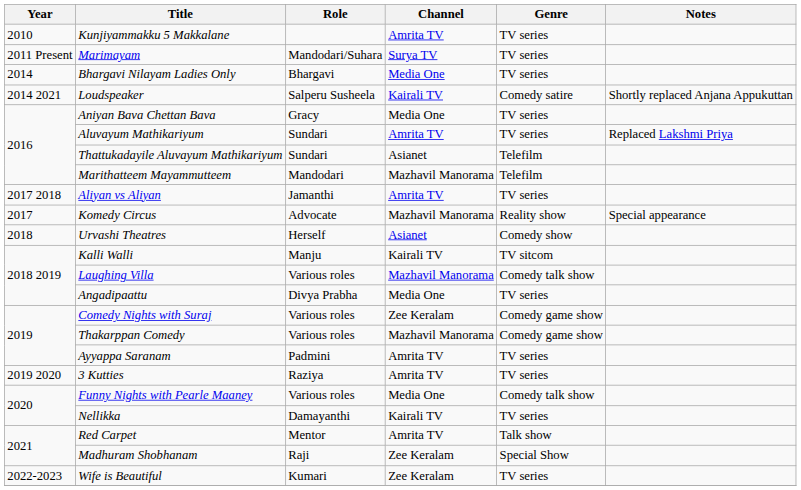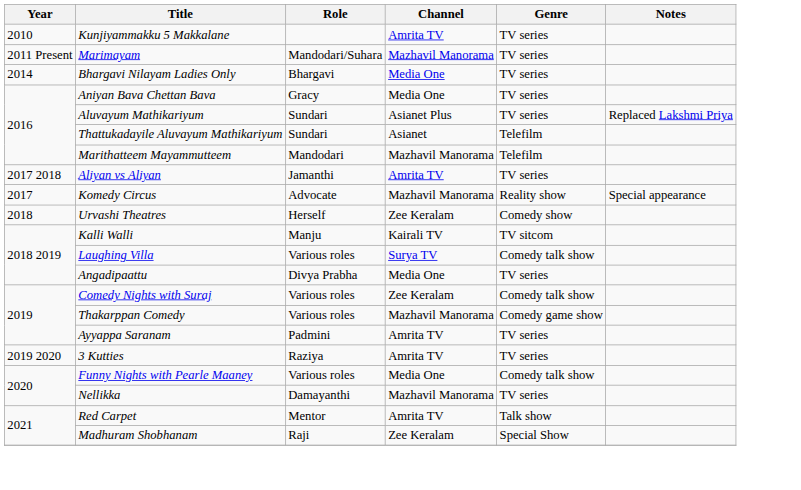(413, 54) Surya TV -> (441, 54) Mazhavil Manorama
- row: (111, 94)
(416, 134) Amrita TV -> (420, 114) Asianet Plus
(407, 235) Asianet -> (421, 214) Zee Keralam
(441, 275) Mazhavil Manorama -> (413, 255) Surya TV
(551, 315) Comedy game show -> (547, 295) Comedy talk show
(416, 415) Kairali TV -> (441, 395) Mazhavil Manorama
- row: (120, 475)
